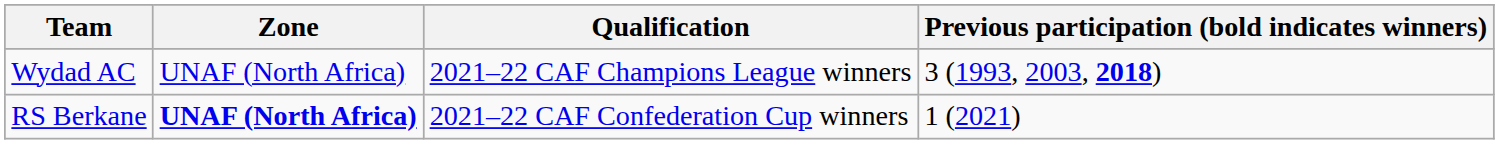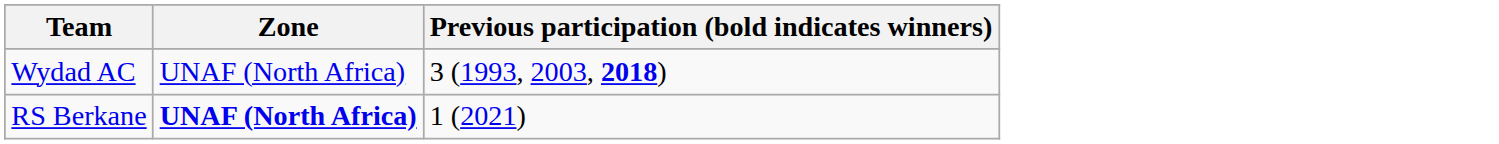- column: (671, 26)
